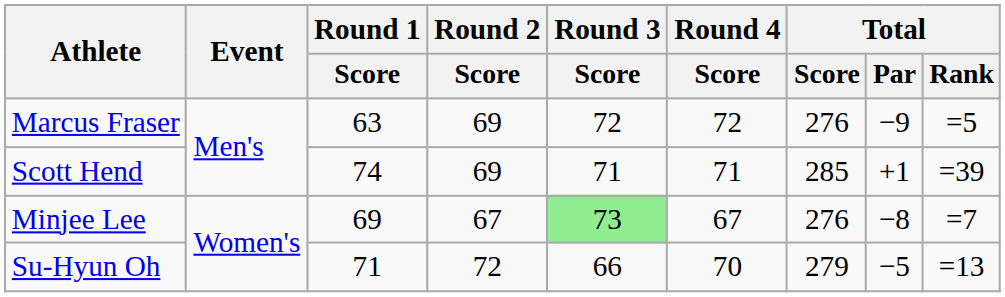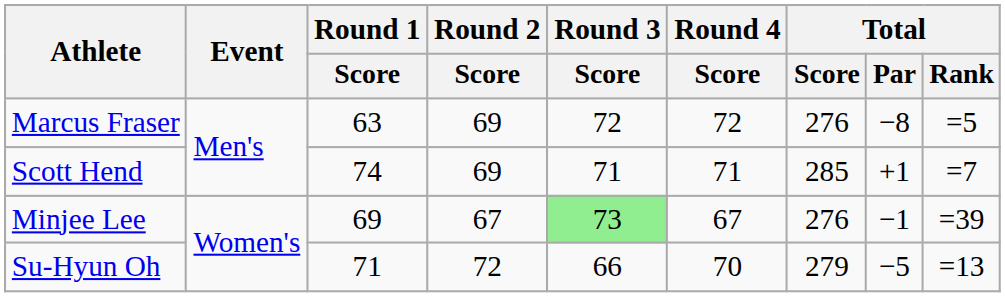(894, 122) −9 -> (894, 122) −8
(962, 171) =39 -> (961, 171) =7
(894, 219) −8 -> (894, 219) −1
(961, 219) =7 -> (962, 219) =39
